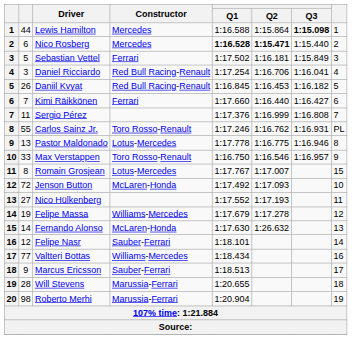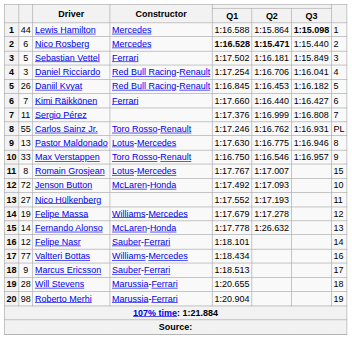(232, 143) 1:17.778 -> (232, 143) 1:17.630
(232, 227) 1:17.630 -> (232, 227) 1:17.778
